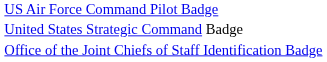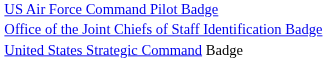rows swapped: (163, 50) <-> (124, 29)
